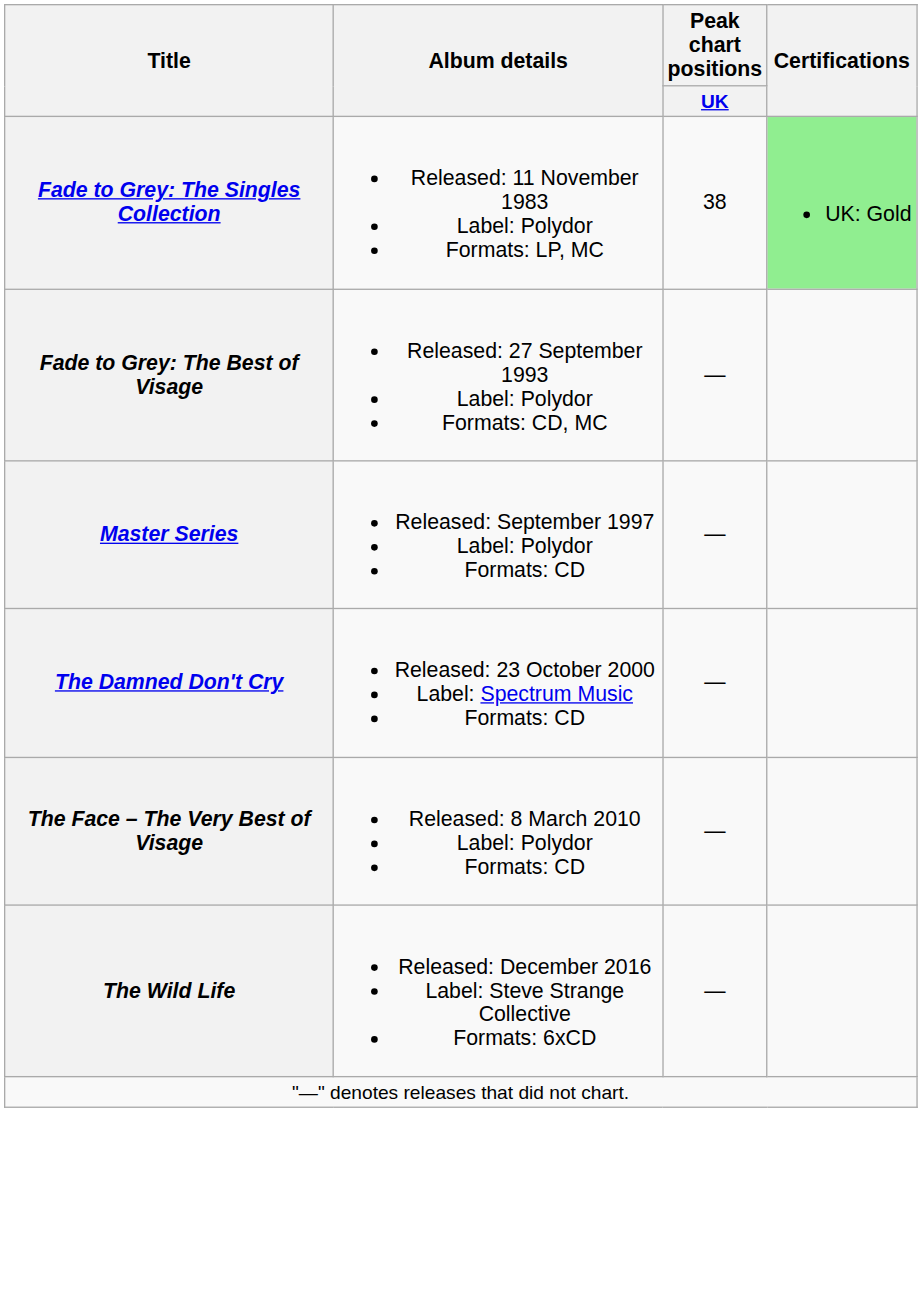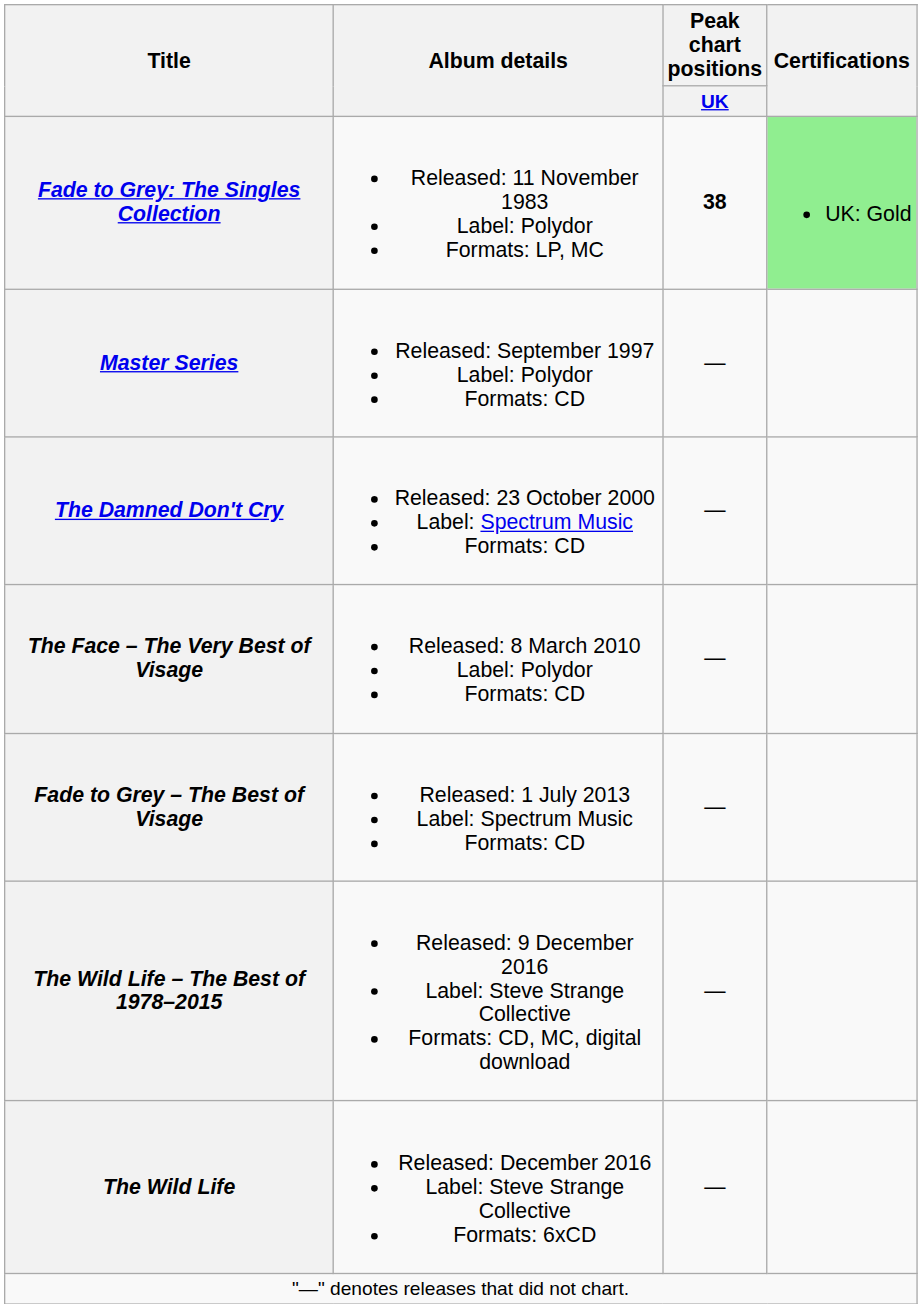(715, 202) normal -> (715, 202) bold
- row: (169, 374)
+ row: (169, 806)
+ row: (169, 990)
